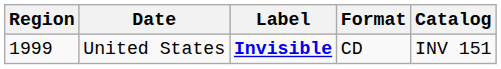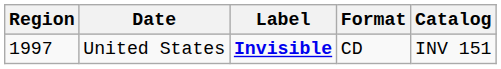(31, 49) 1999 -> (31, 49) 1997
